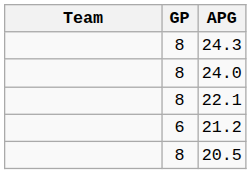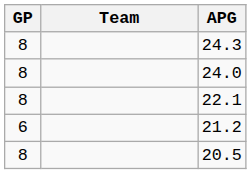columns swapped: (83, 18) <-> (180, 18)
